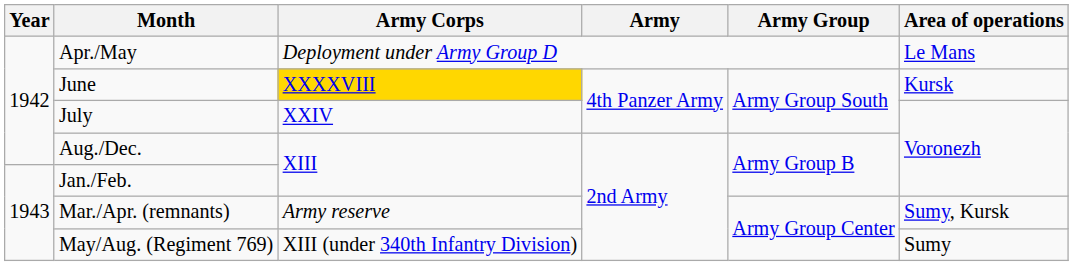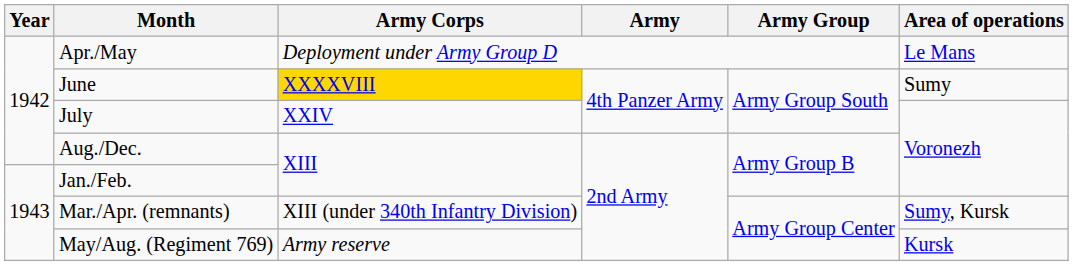(929, 84) Kursk -> (928, 84) Sumy
(336, 212) Army reserve -> (430, 212) XIII (under 340th Infantry Division)
(430, 244) XIII (under 340th Infantry Division) -> (336, 244) Army reserve
(928, 244) Sumy -> (929, 244) Kursk
